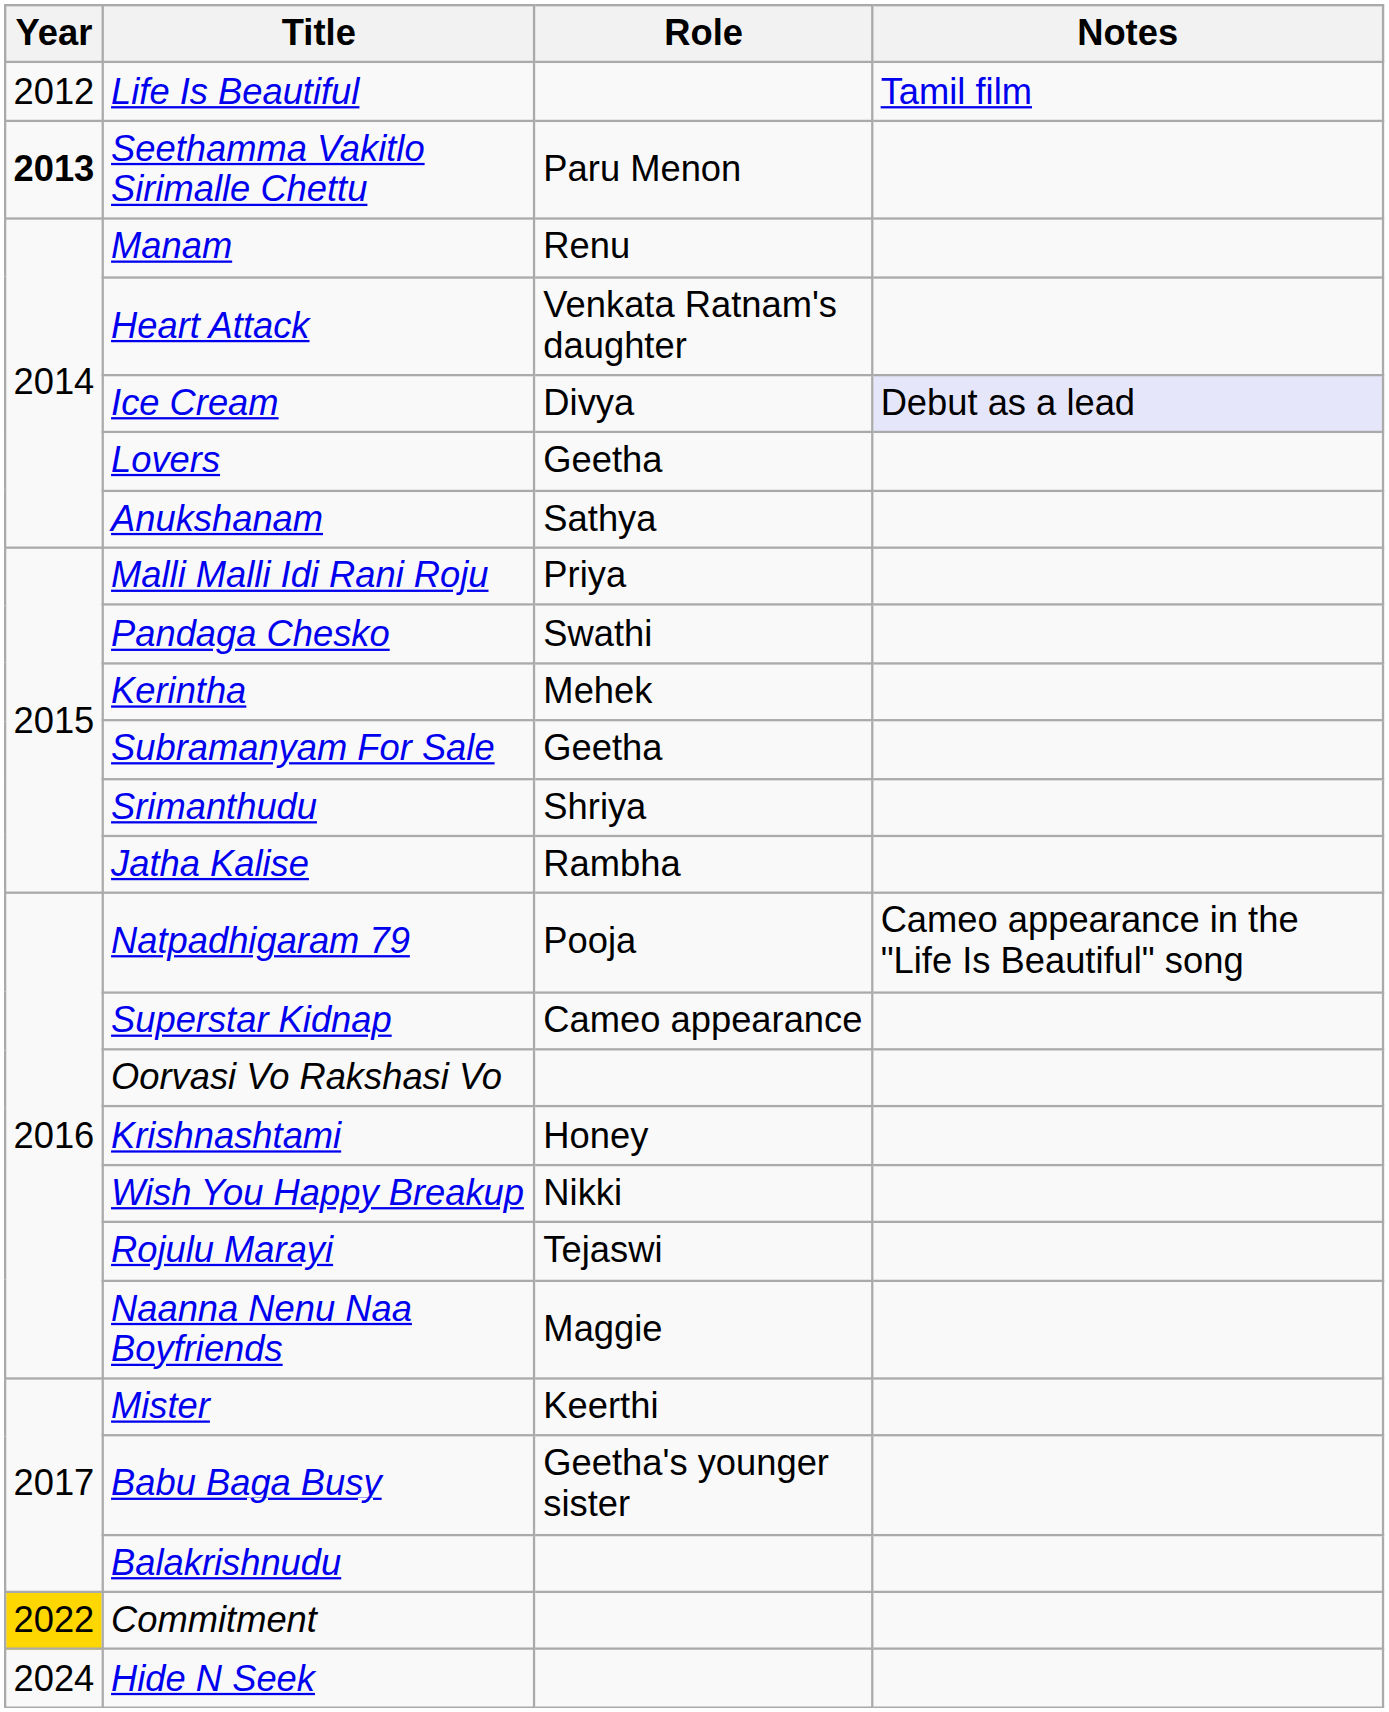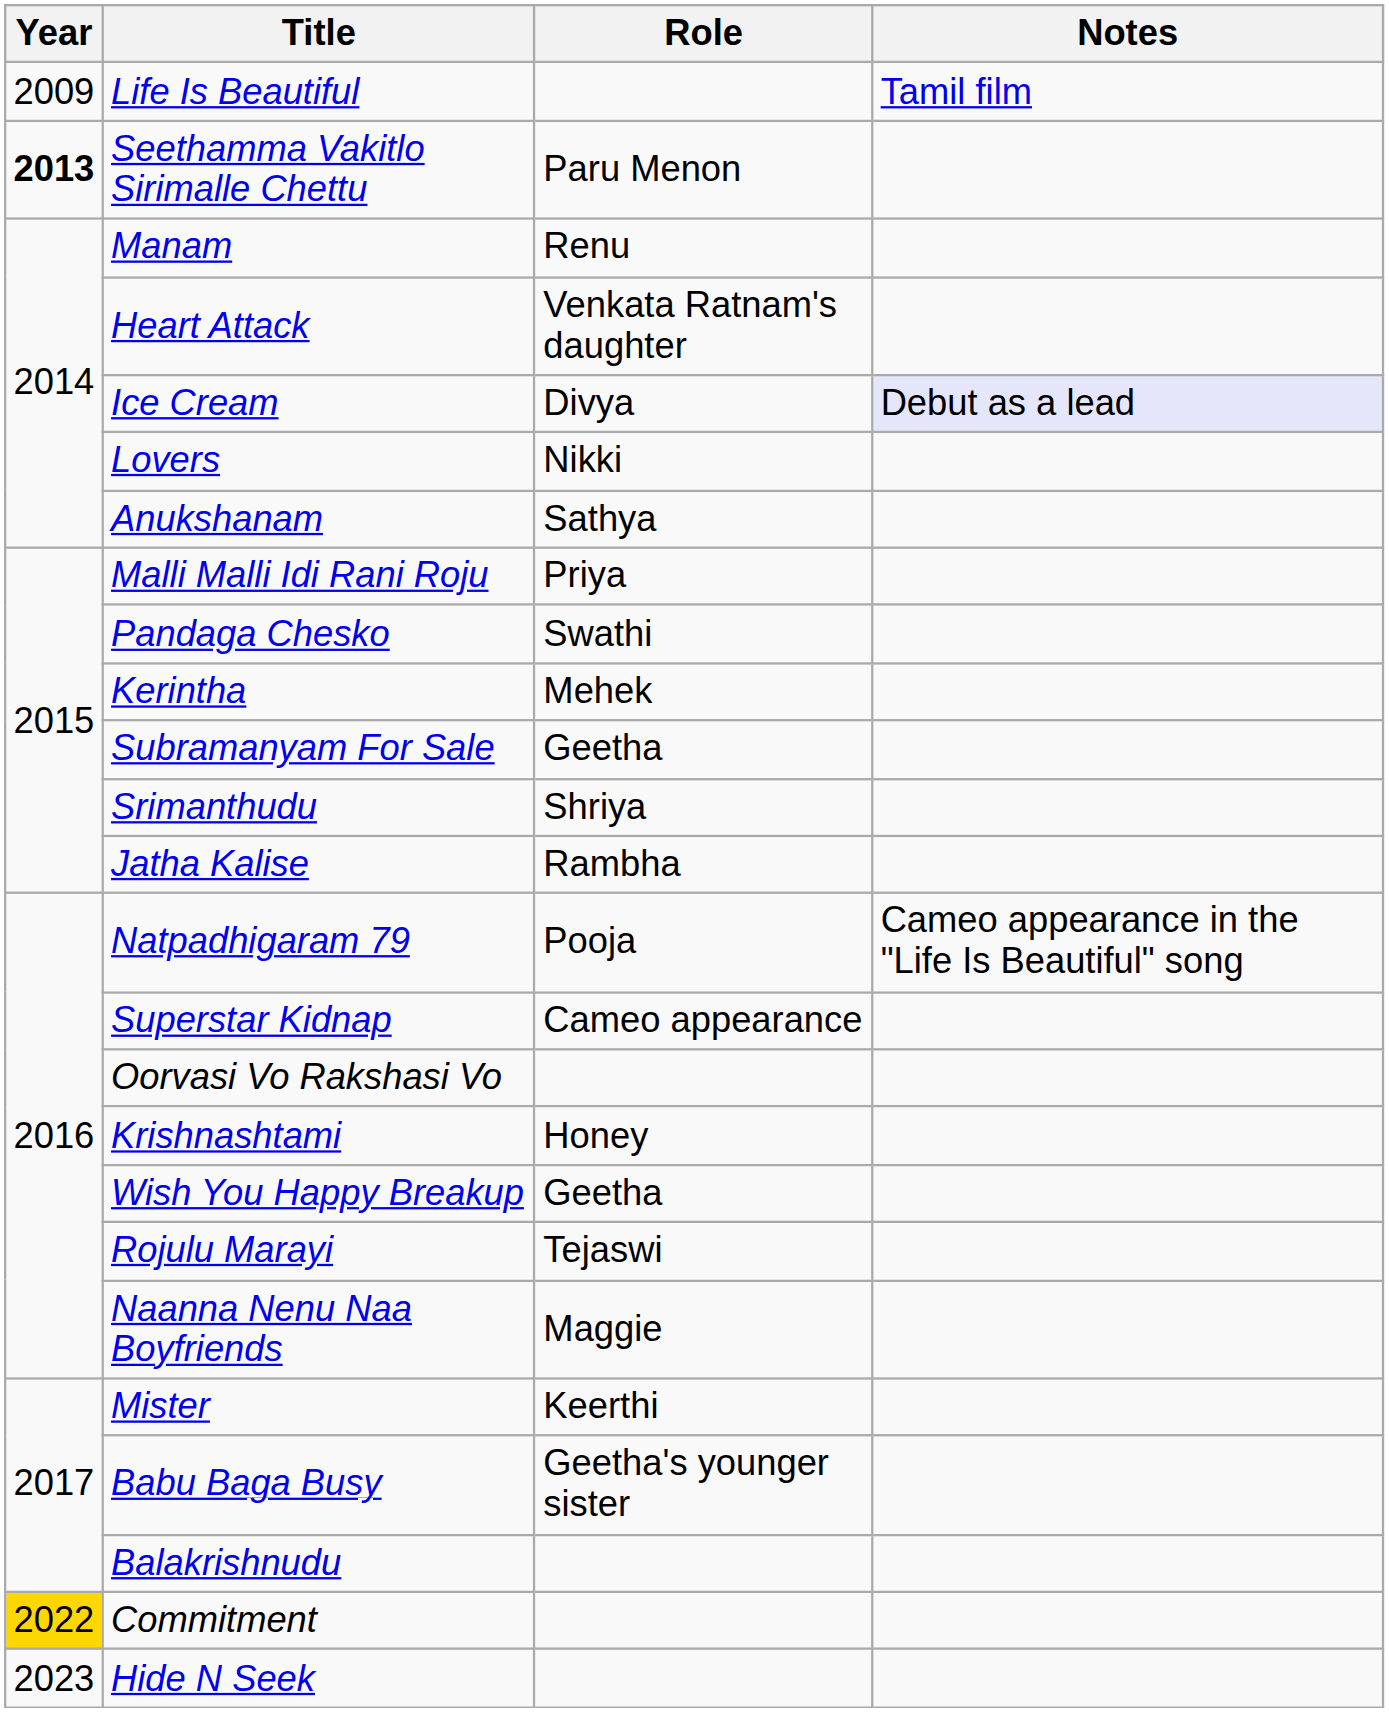(54, 90) 2012 -> (54, 90) 2009
(603, 460) Geetha -> (583, 460) Nikki
(583, 1192) Nikki -> (603, 1192) Geetha
(54, 1677) 2024 -> (54, 1677) 2023
